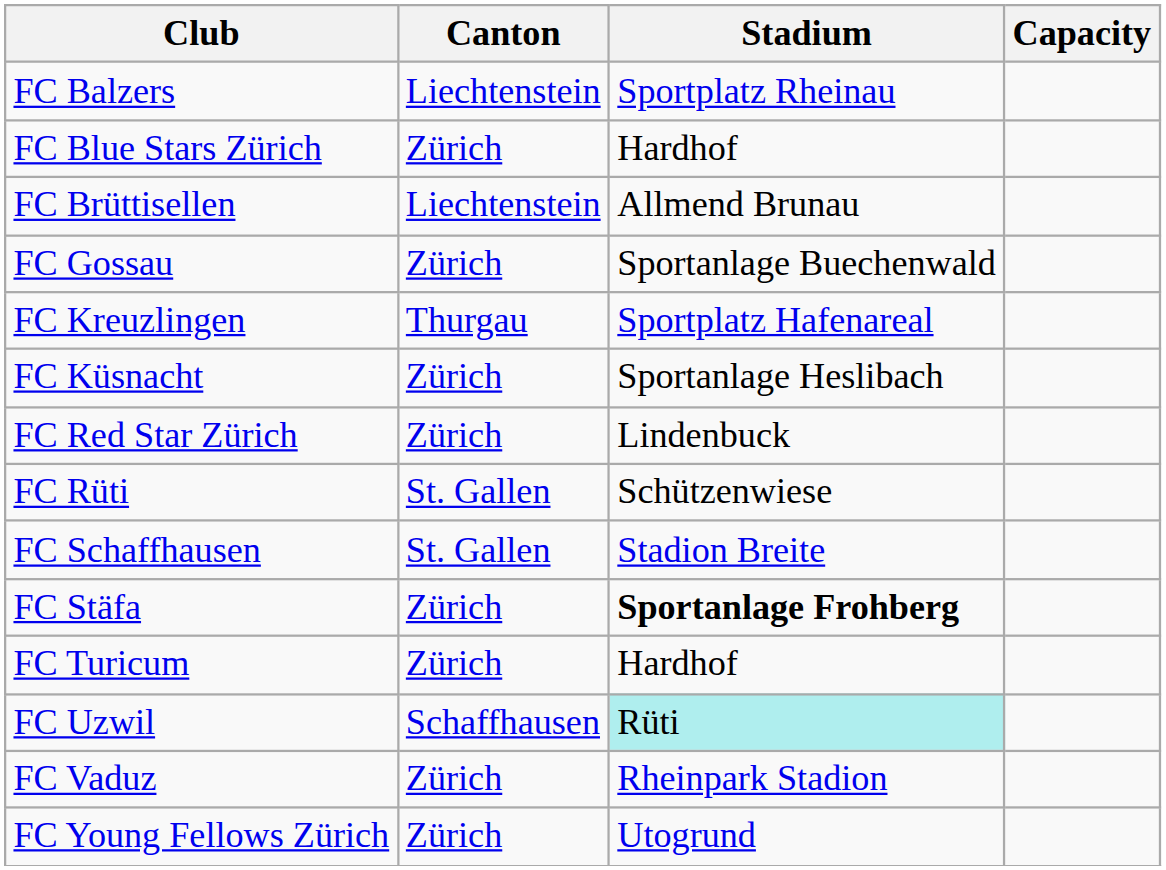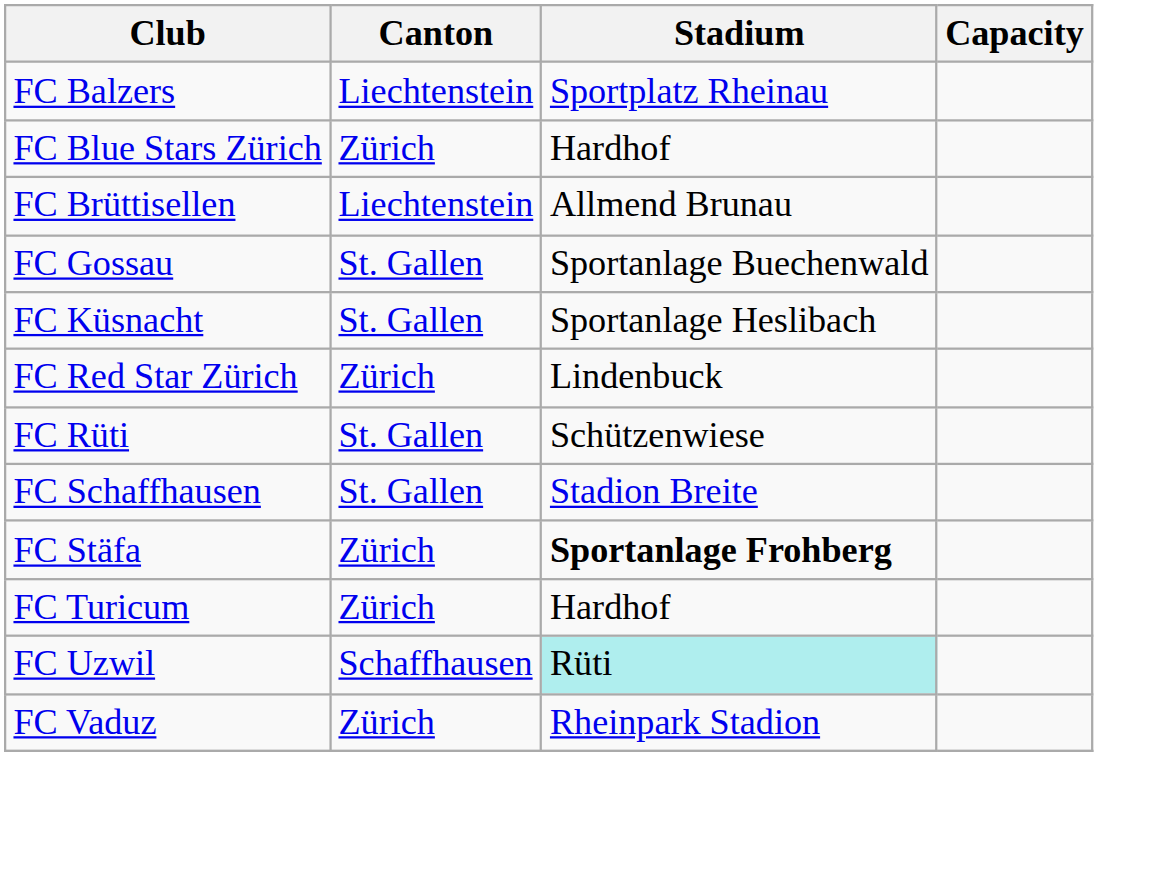(454, 262) Zürich -> (411, 262) St. Gallen
- row: (129, 319)
(454, 377) Zürich -> (411, 319) St. Gallen
- row: (201, 836)
